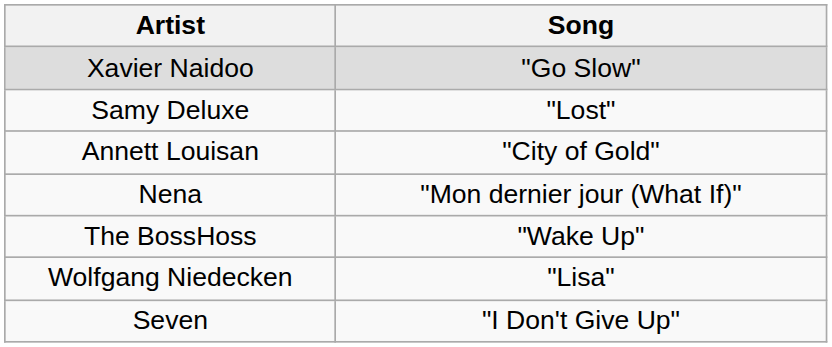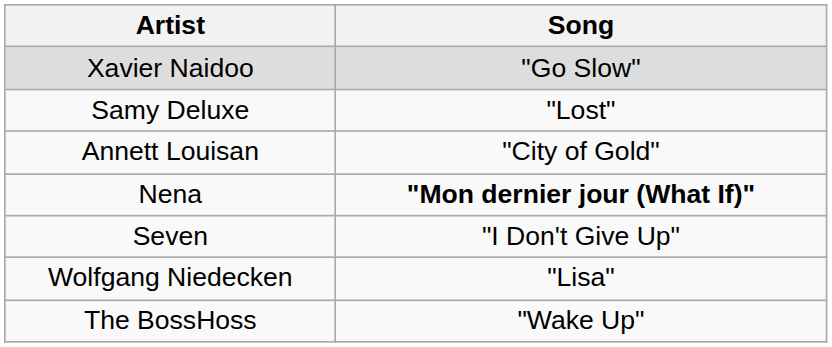(581, 194) normal -> (581, 194) bold
rows swapped: (170, 320) <-> (170, 236)
